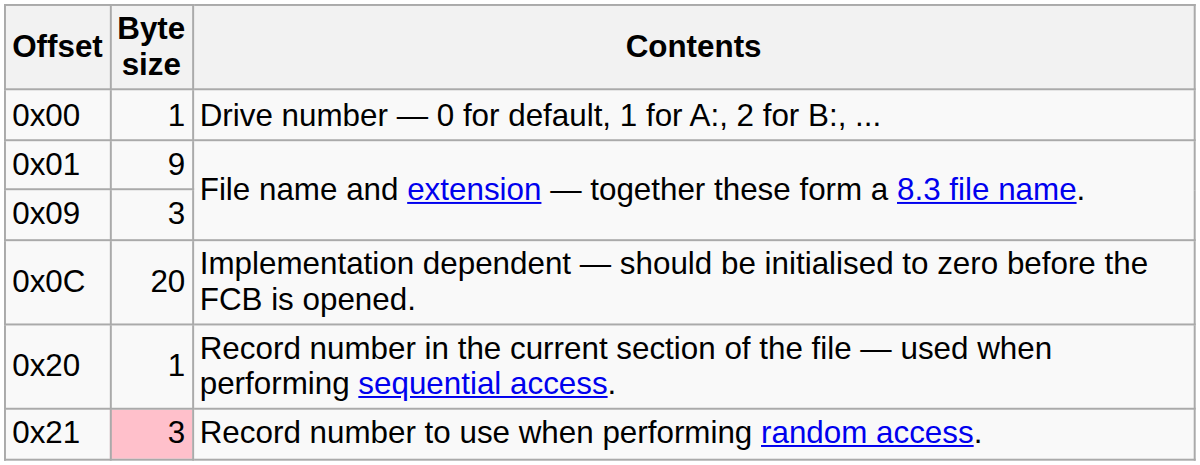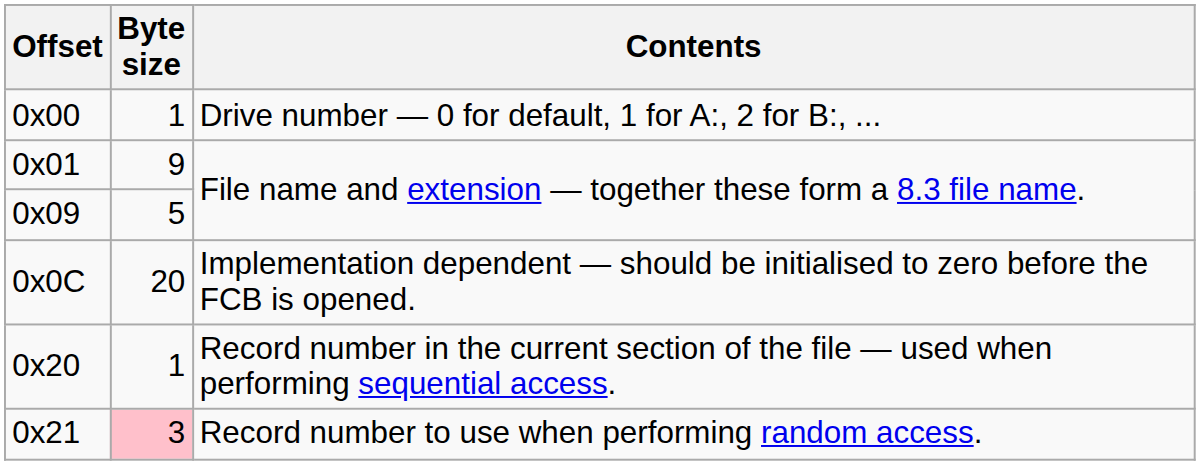(177, 213) 3 -> (177, 213) 5
